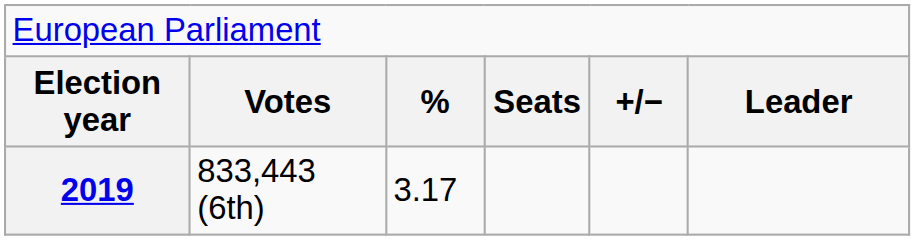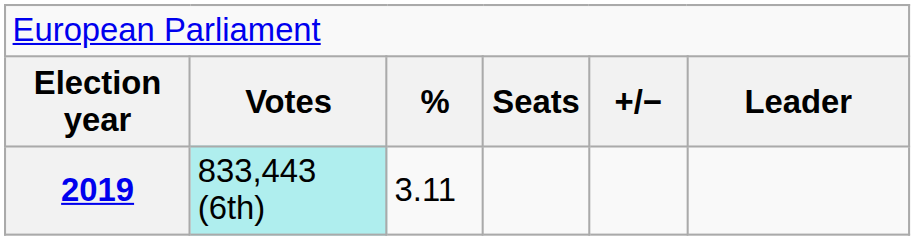(257, 189) no background -> (257, 189) paleturquoise background
(425, 189) 3.17 -> (425, 189) 3.11
